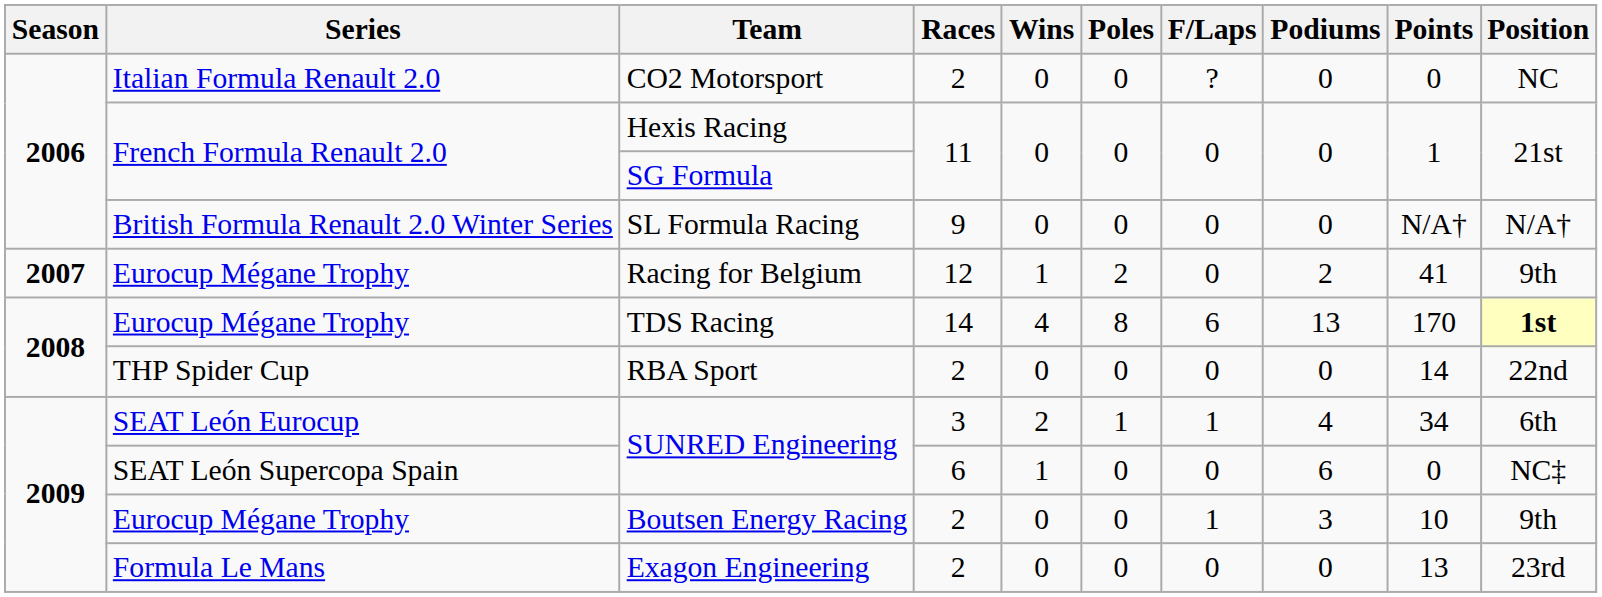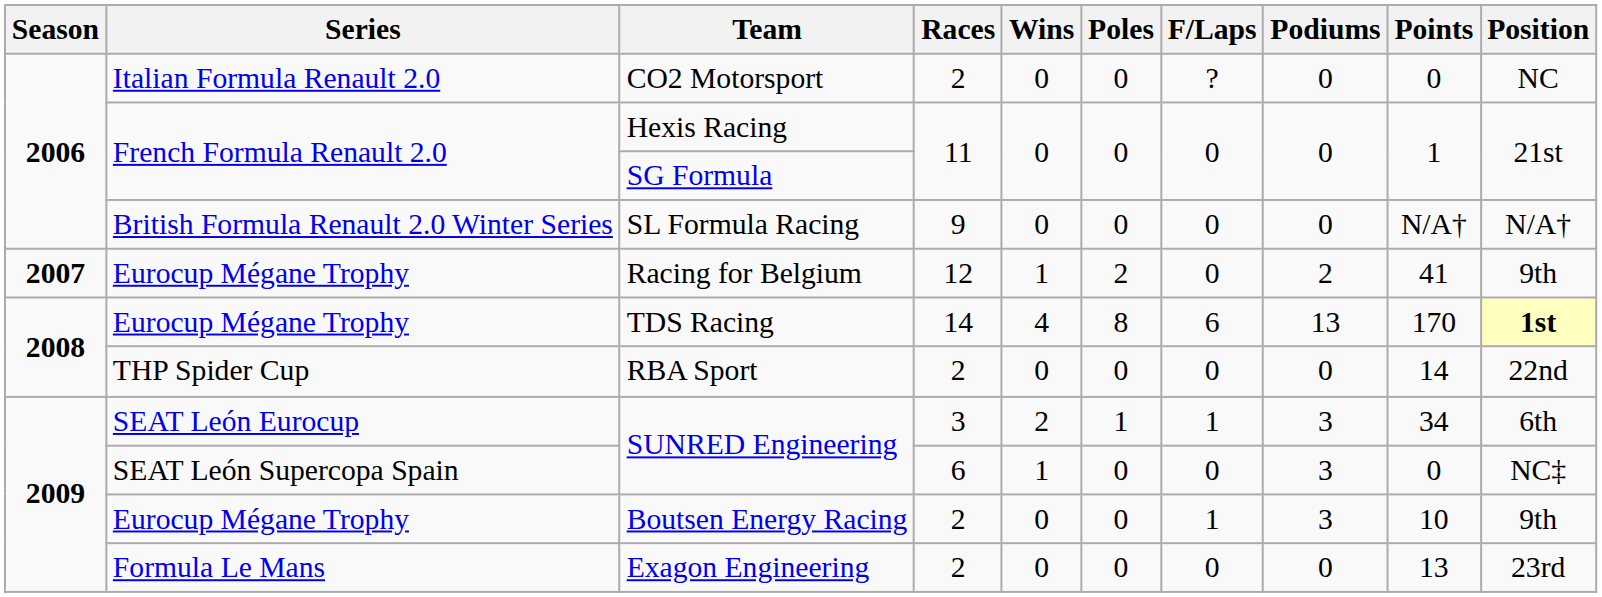(1325, 420) 4 -> (1325, 420) 3
(1325, 468) 6 -> (1325, 468) 3
